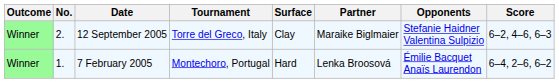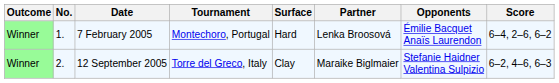rows swapped: (115, 63) <-> (122, 34)
